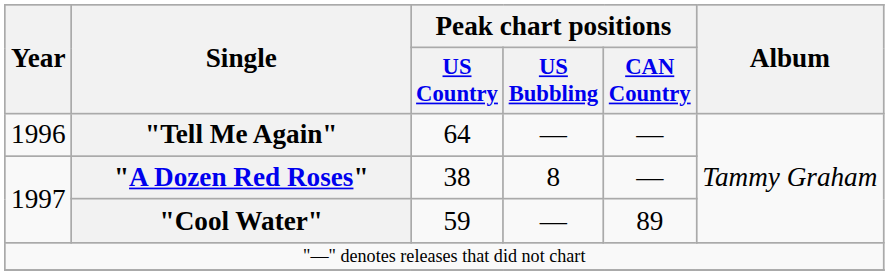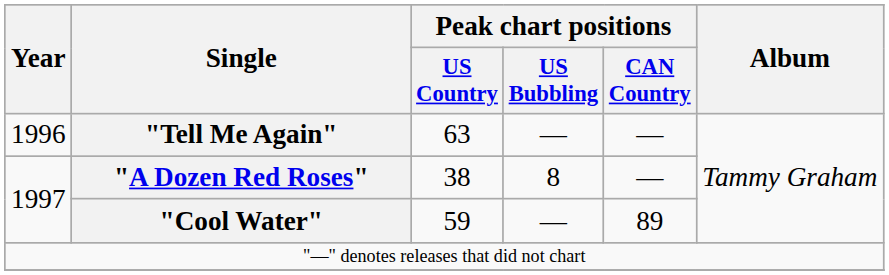(457, 134) 64 -> (457, 134) 63
